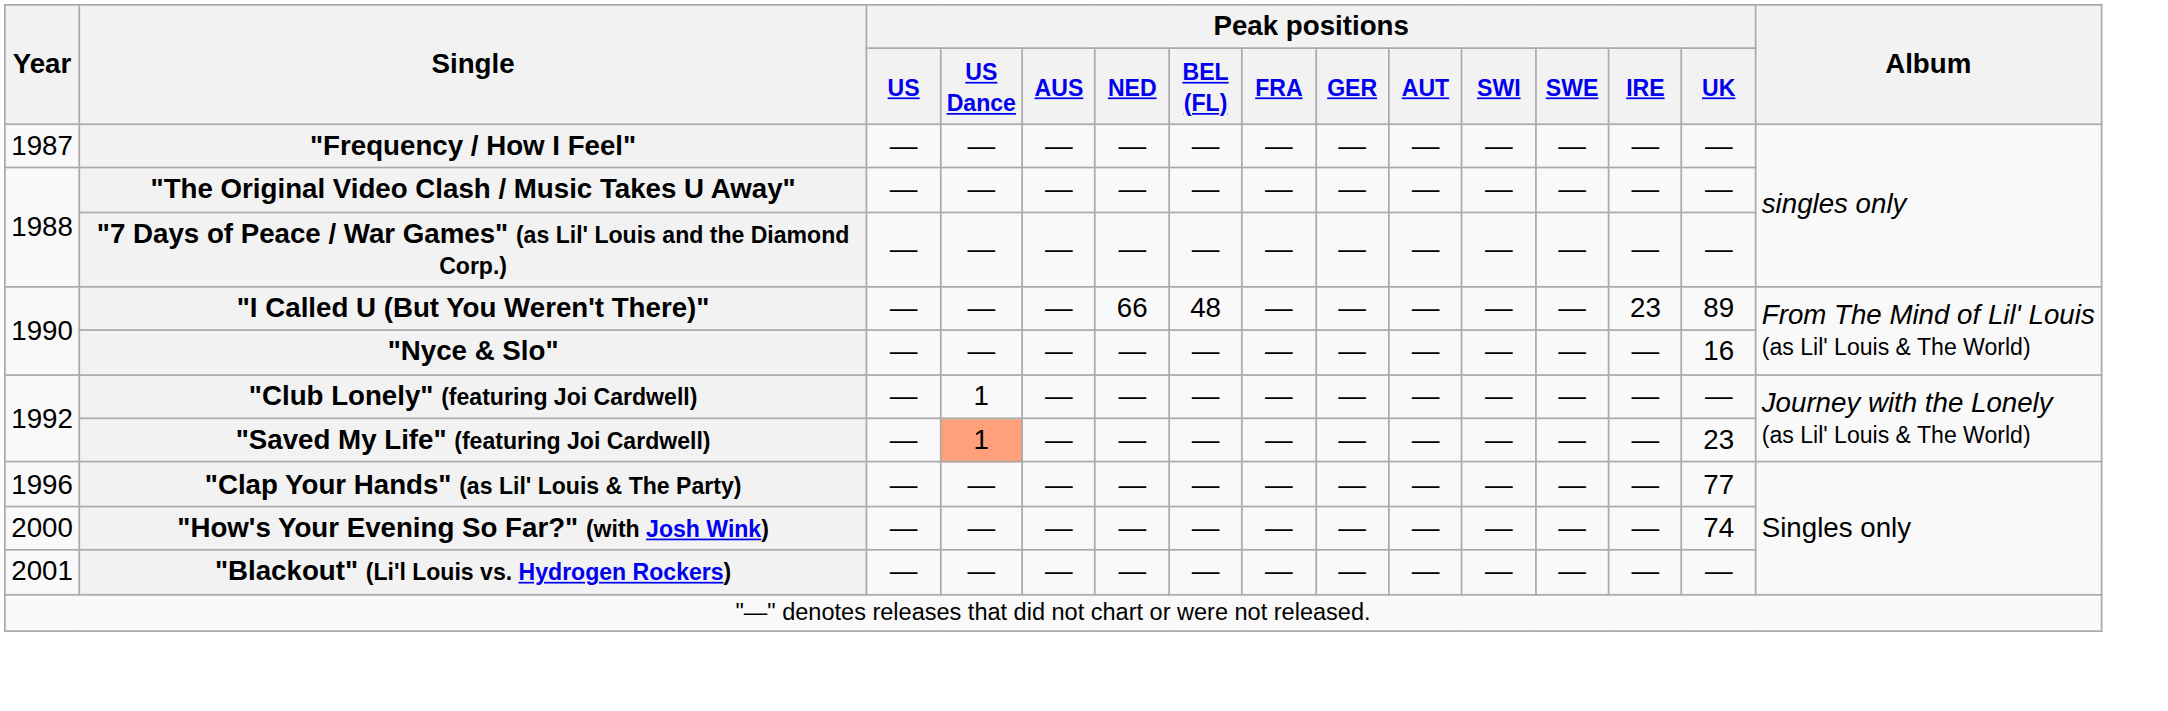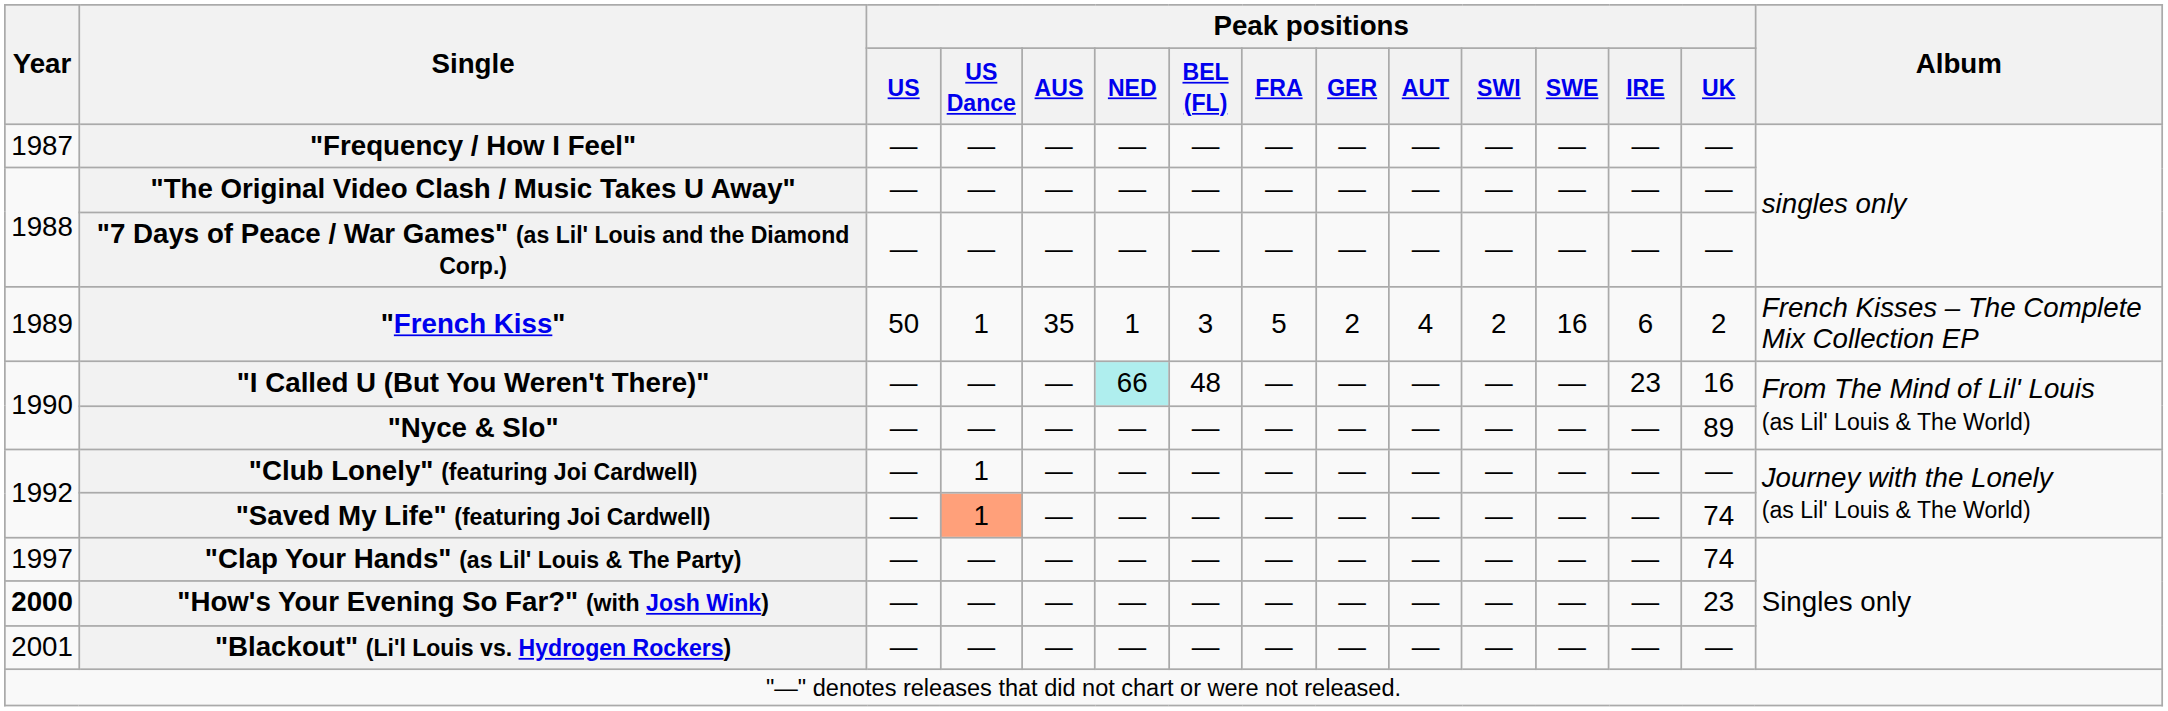+ row: (473, 323)
(1132, 308) no background -> (1132, 383) paleturquoise background
(1719, 308) 89 -> (1719, 383) 16
(1719, 352) 16 -> (1719, 427) 89
(1719, 439) 23 -> (1719, 514) 74
(42, 483) 1996 -> (42, 558) 1997
(1719, 483) 77 -> (1719, 558) 74
(42, 527) normal -> (42, 602) bold
(1719, 527) 74 -> (1719, 602) 23
